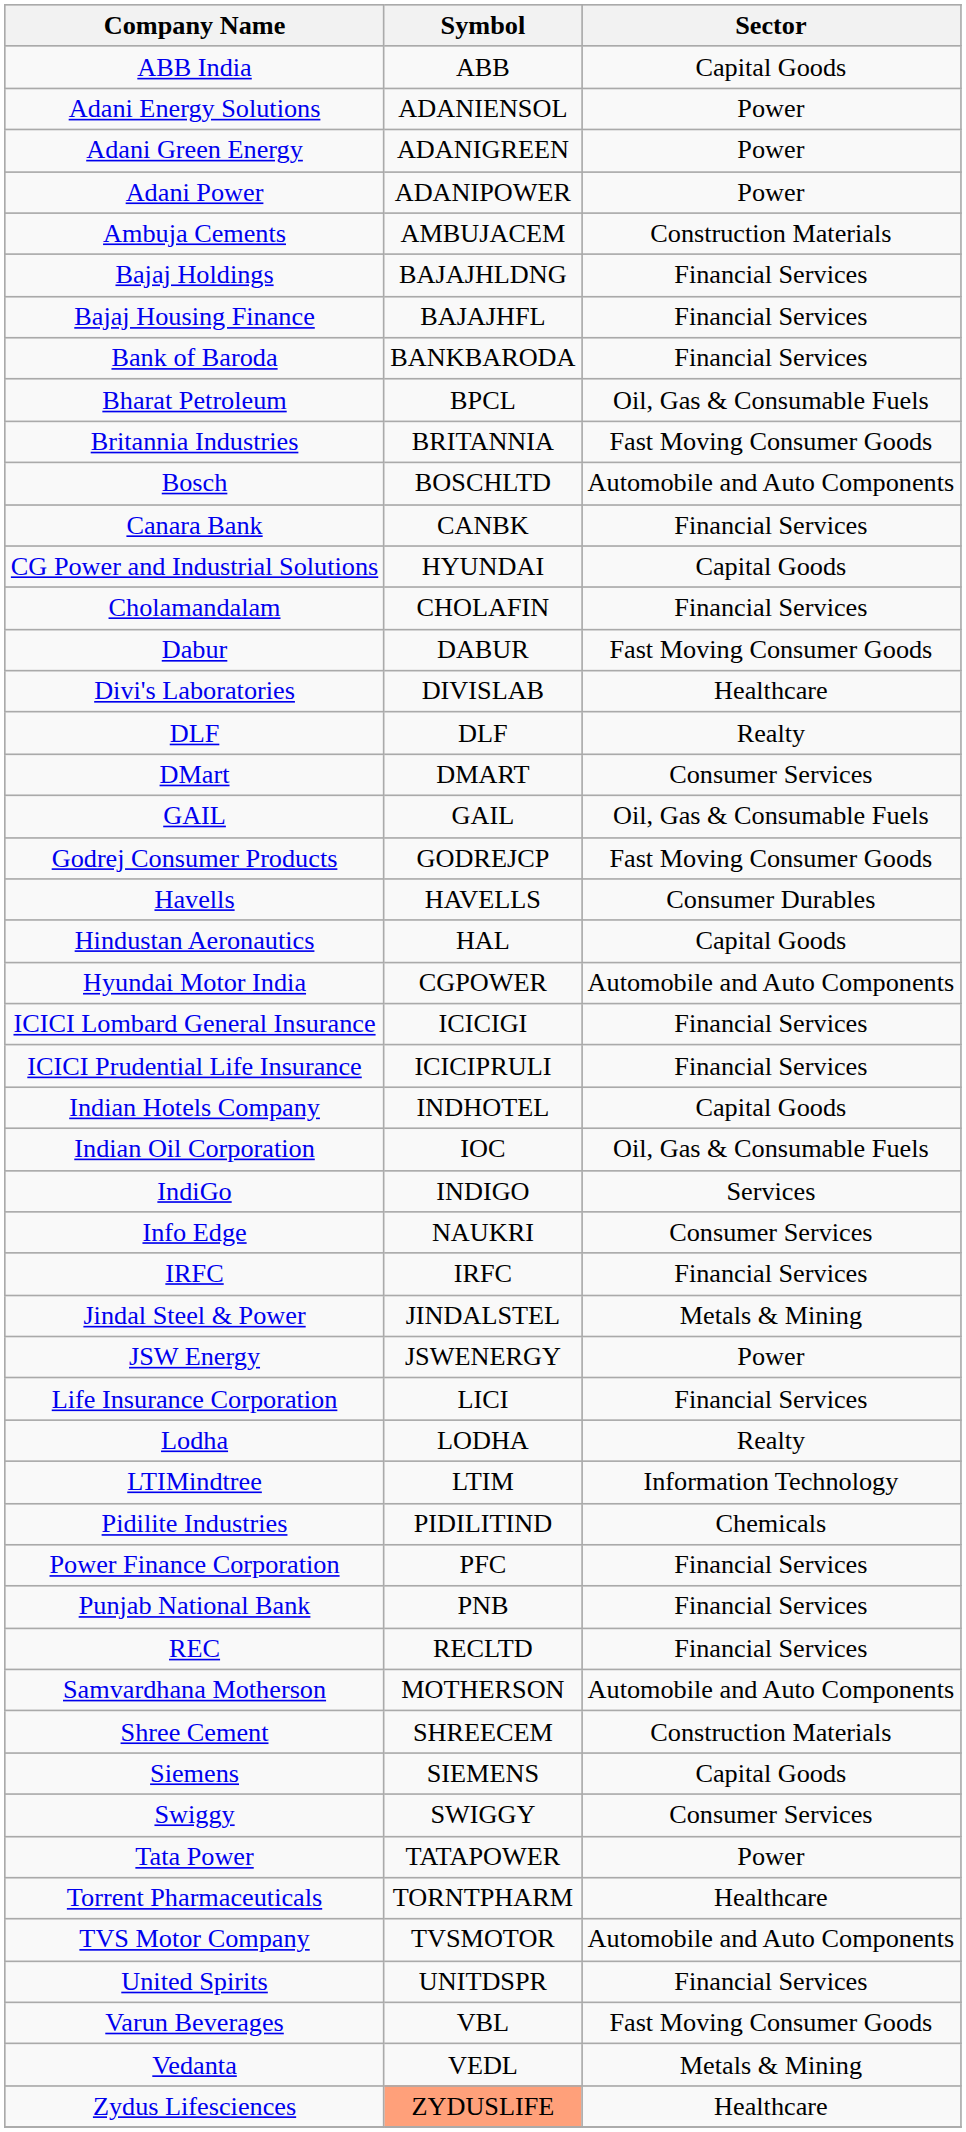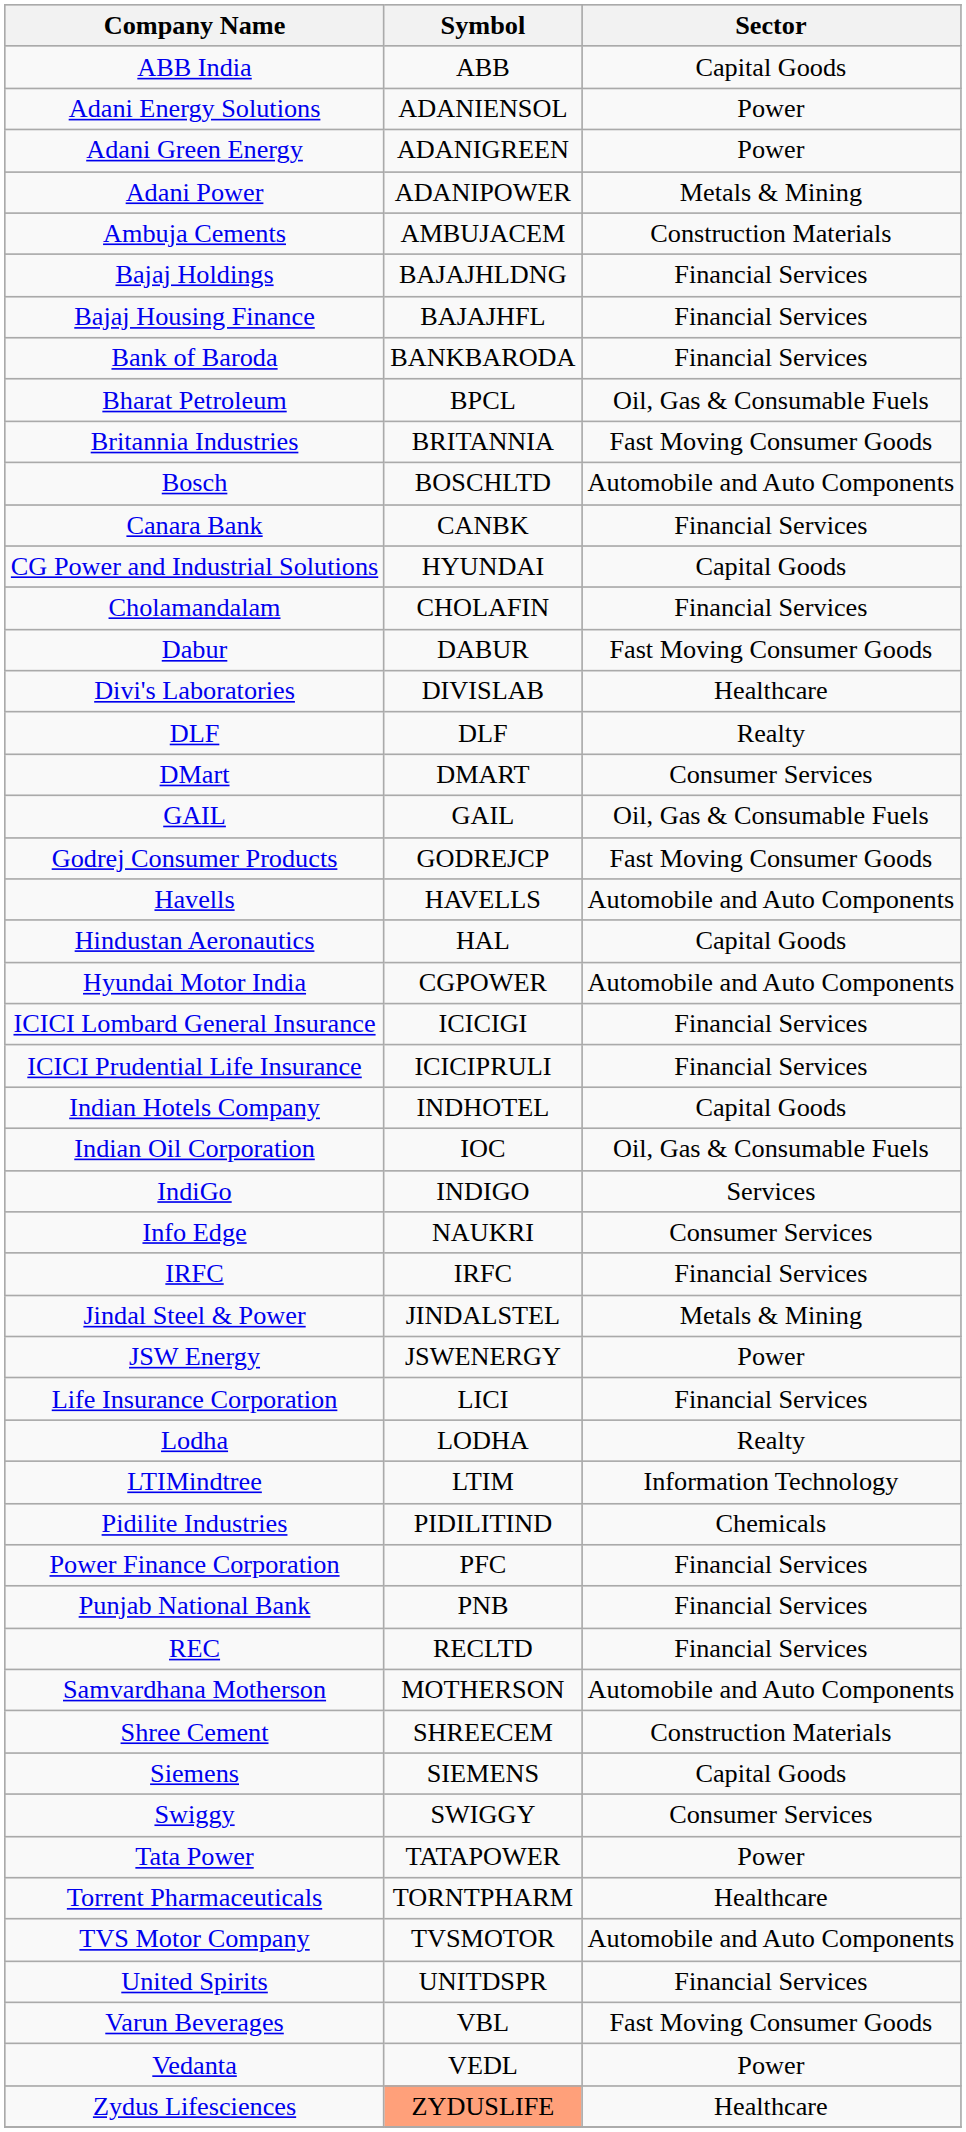(771, 191) Power -> (771, 191) Metals & Mining
(771, 899) Consumer Durables -> (771, 899) Automobile and Auto Components
(771, 2064) Metals & Mining -> (771, 2064) Power
